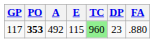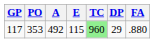(35, 29) bold -> (35, 29) normal
(117, 29) 23 -> (117, 29) 29
